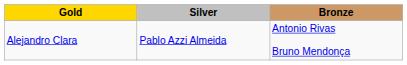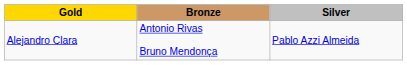columns swapped: (203, 12) <-> (336, 12)
